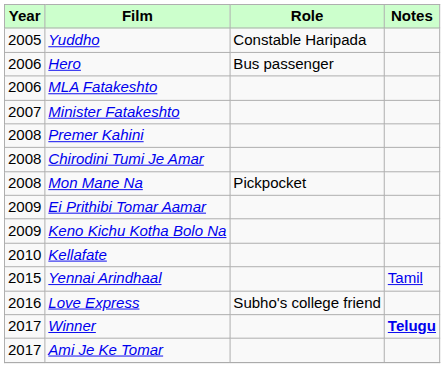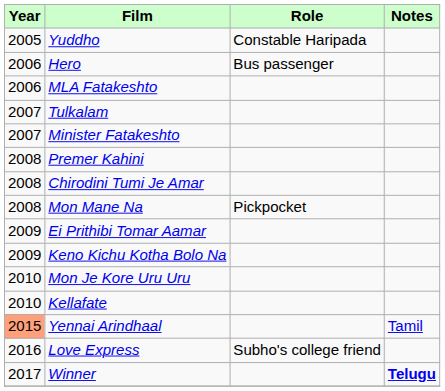+ row: (78, 111)
+ row: (119, 278)
(25, 278) no background -> (25, 326) lightsalmon background
- row: (106, 350)
